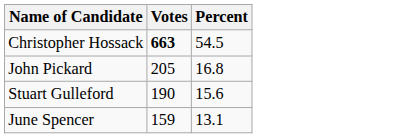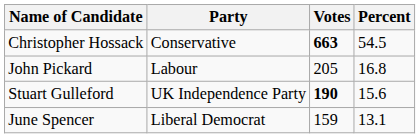+ column: (228, 17)
(163, 94) normal -> (326, 94) bold
